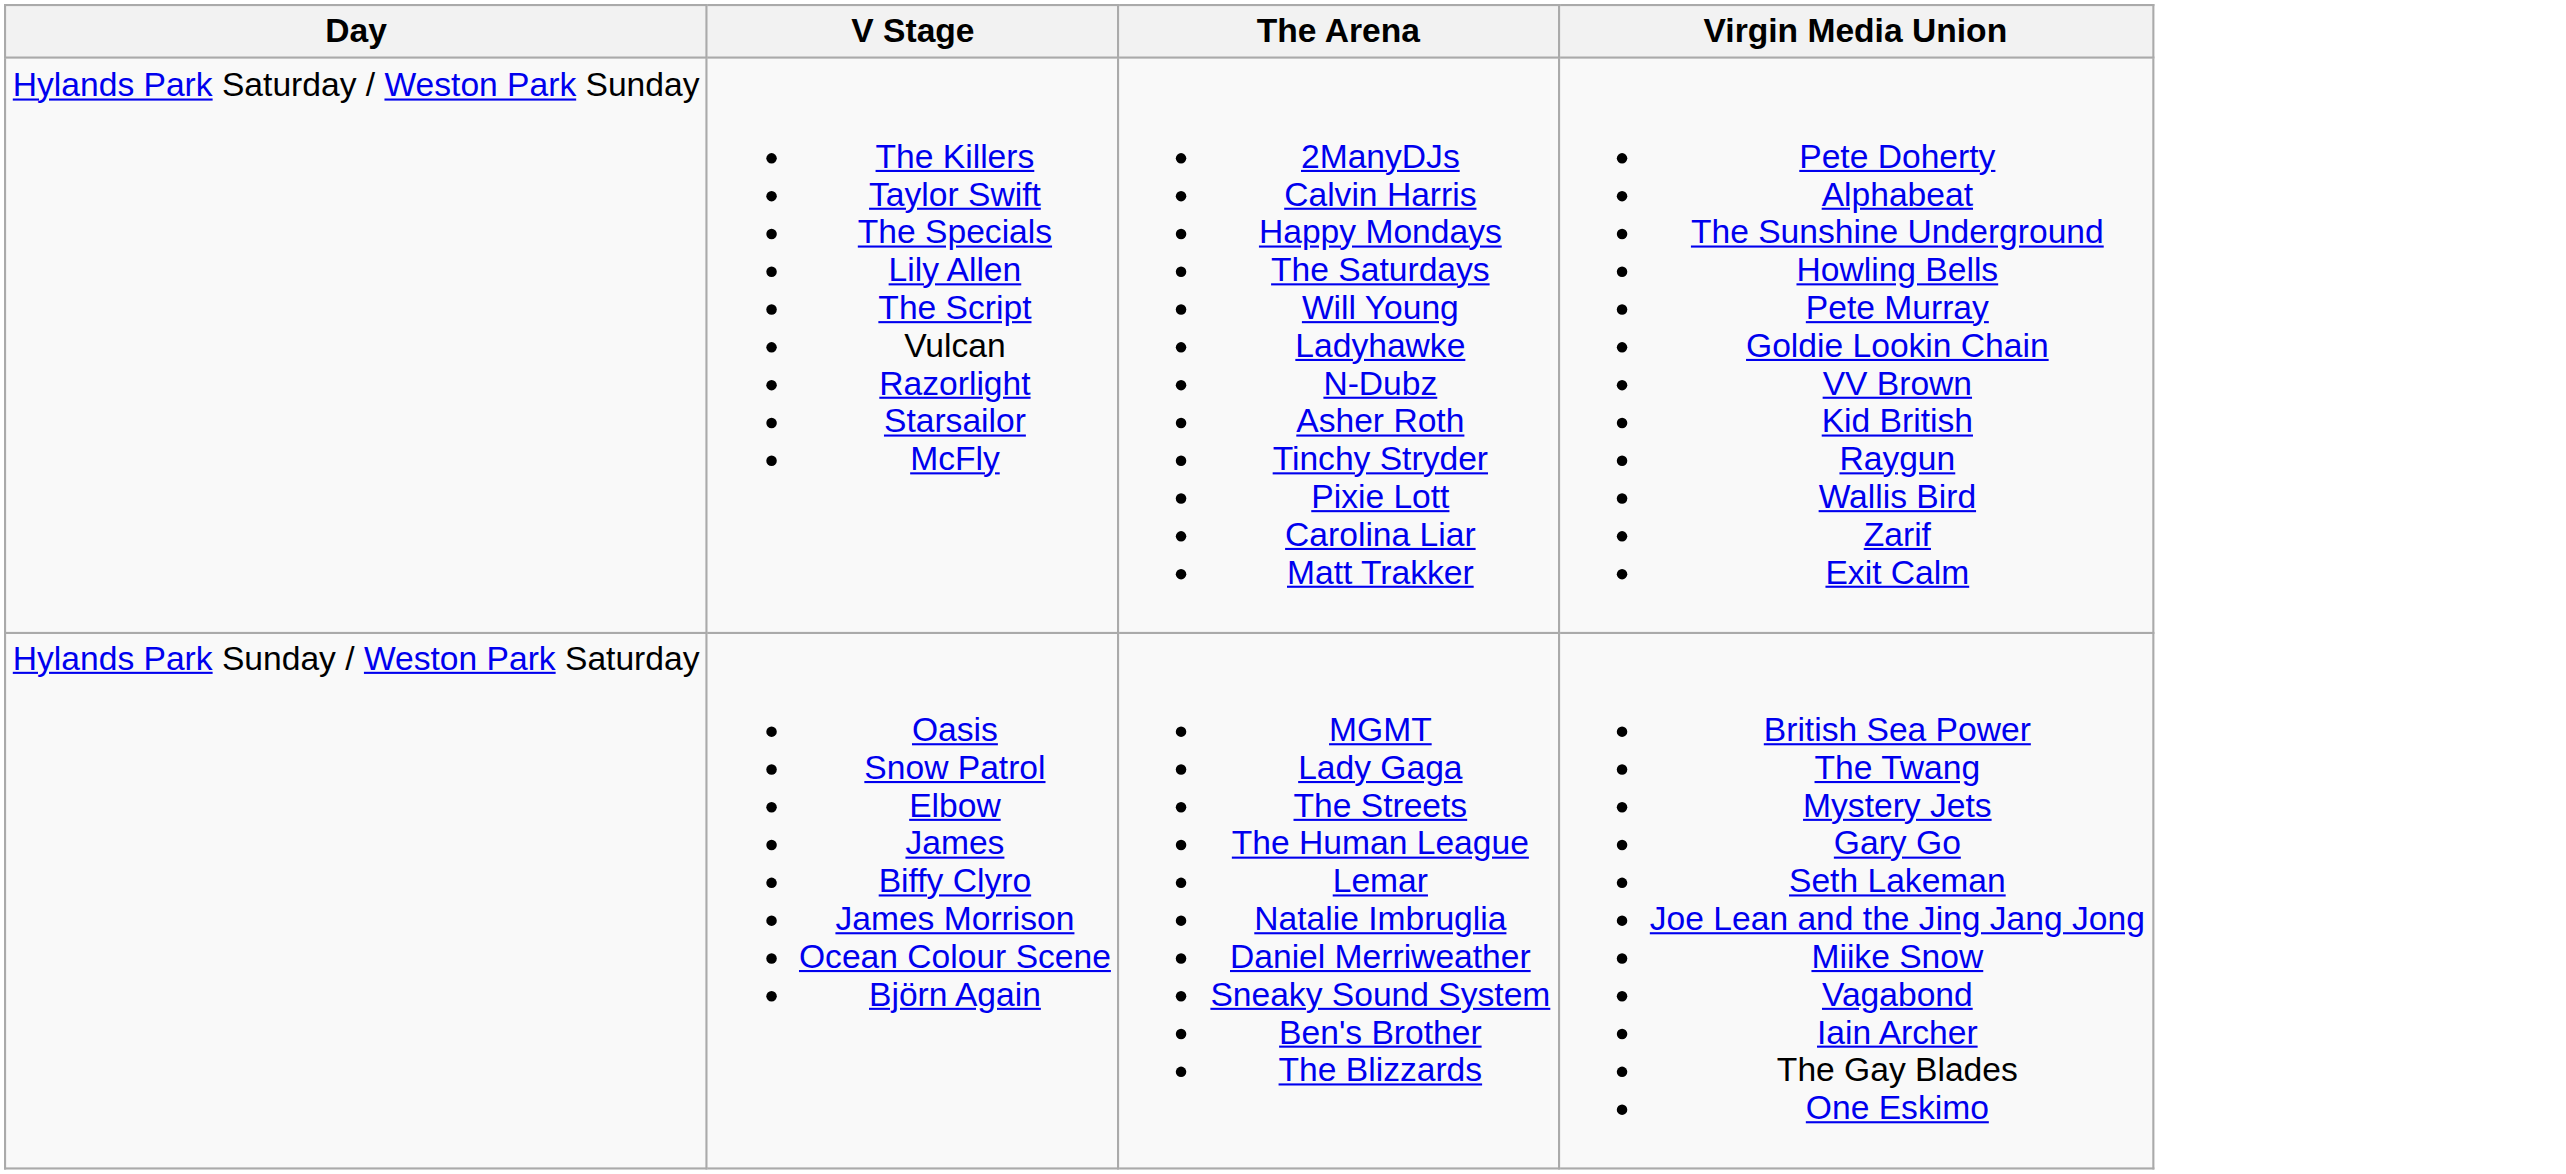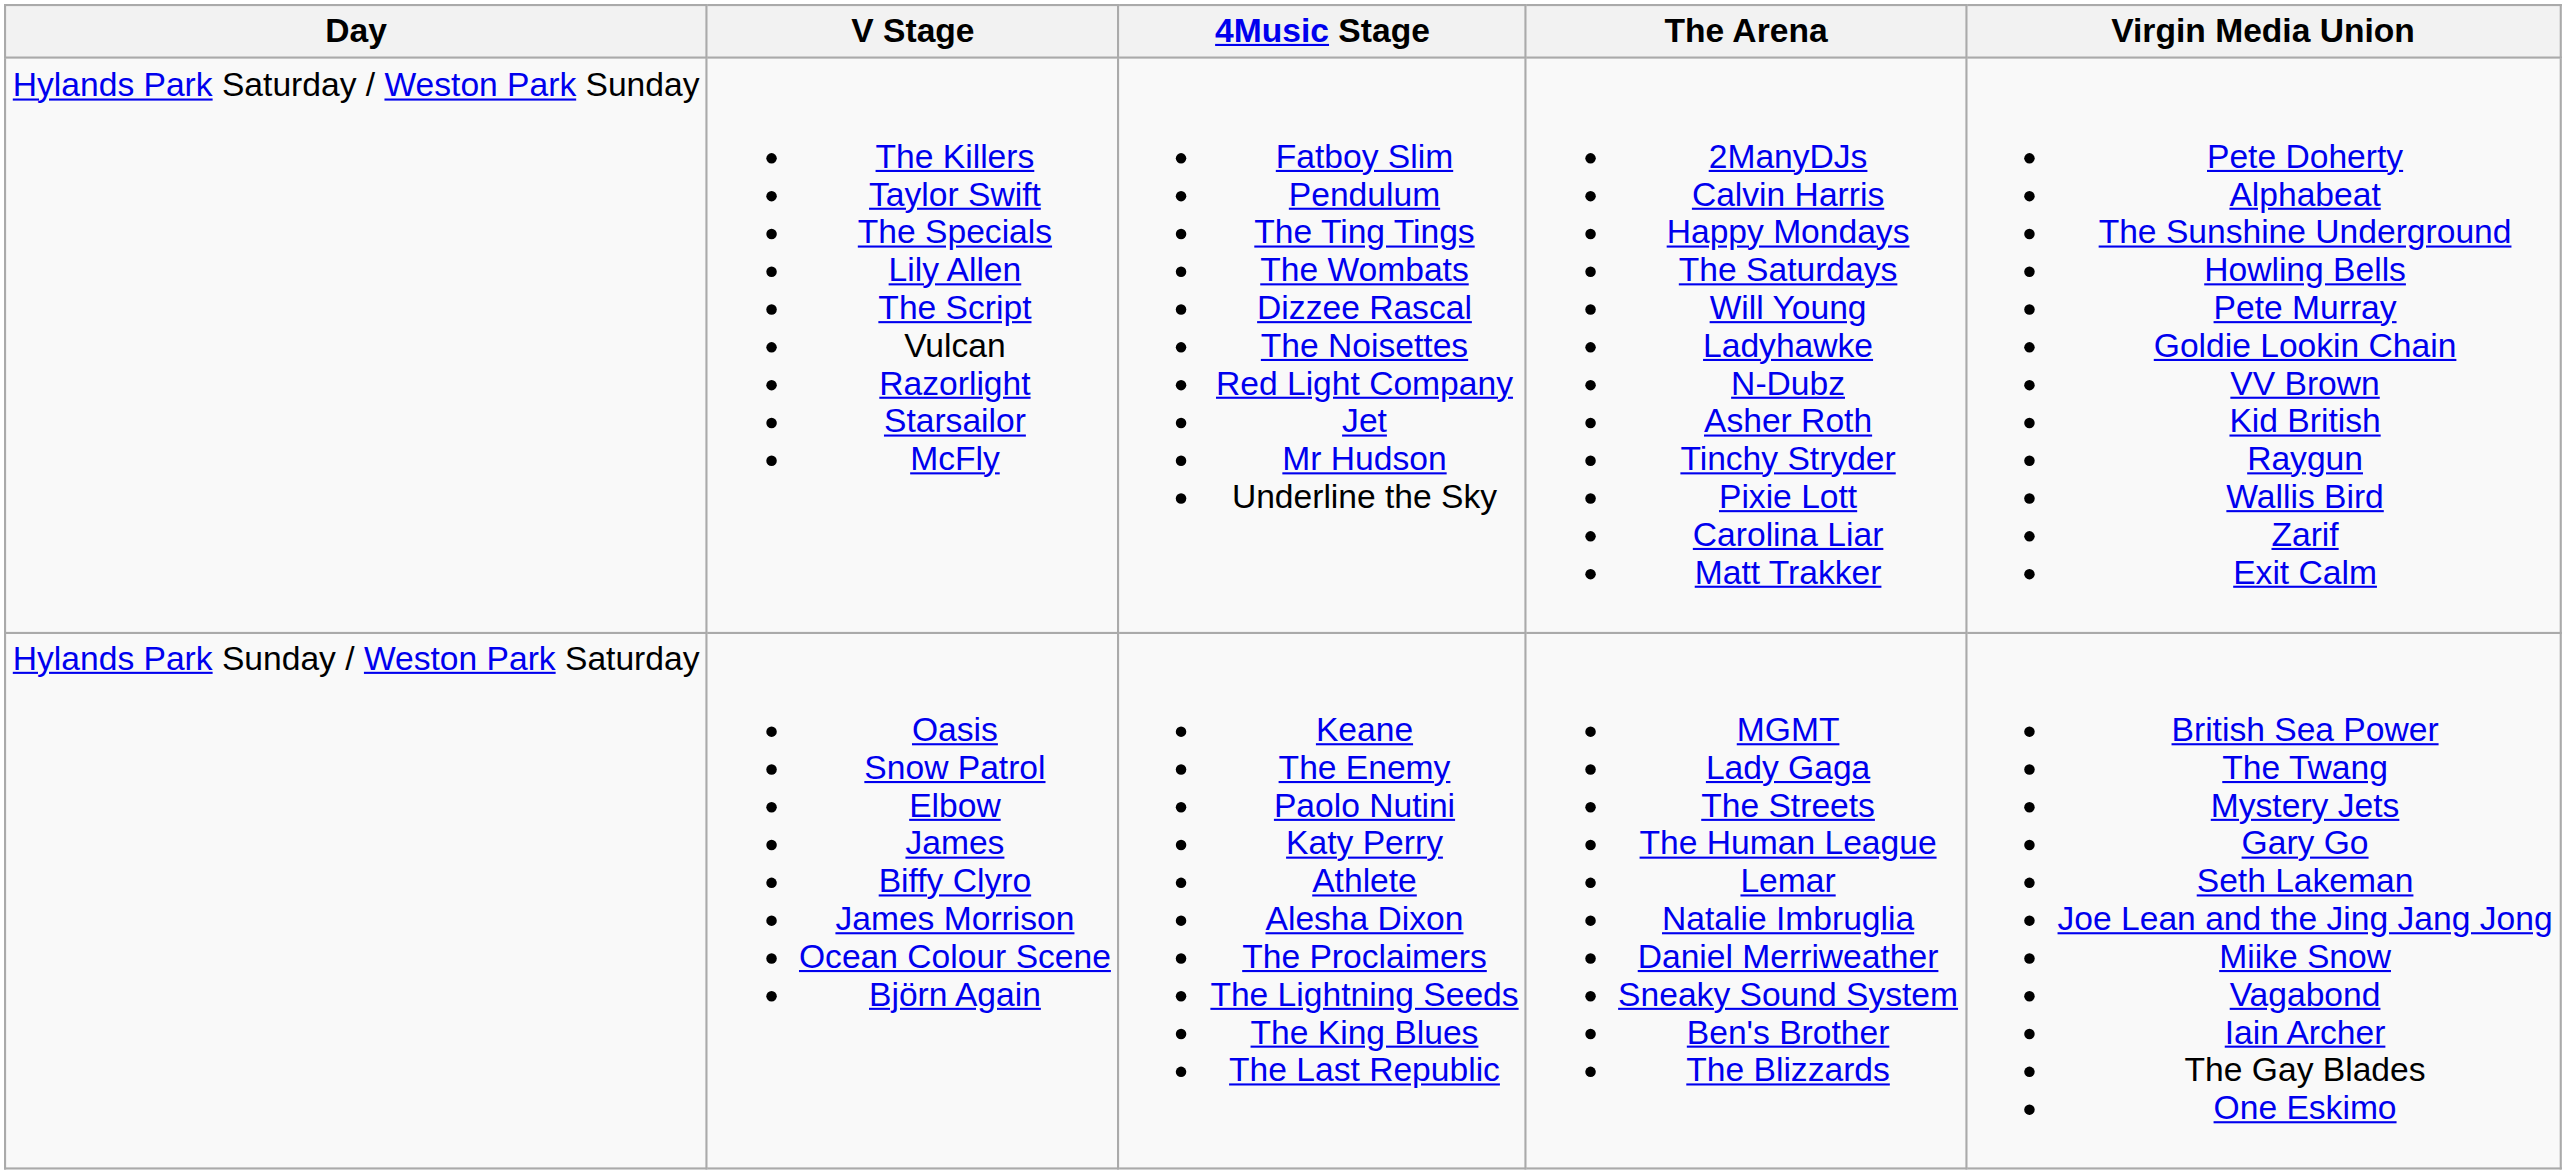+ column: (1322, 31)
